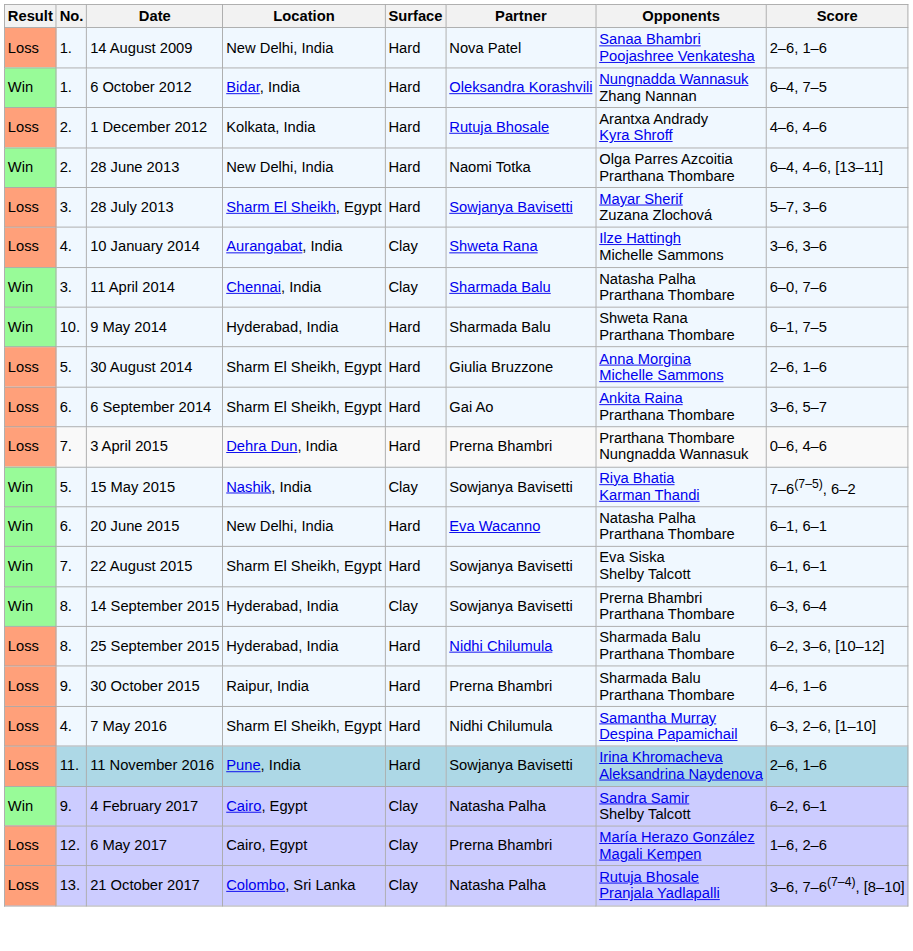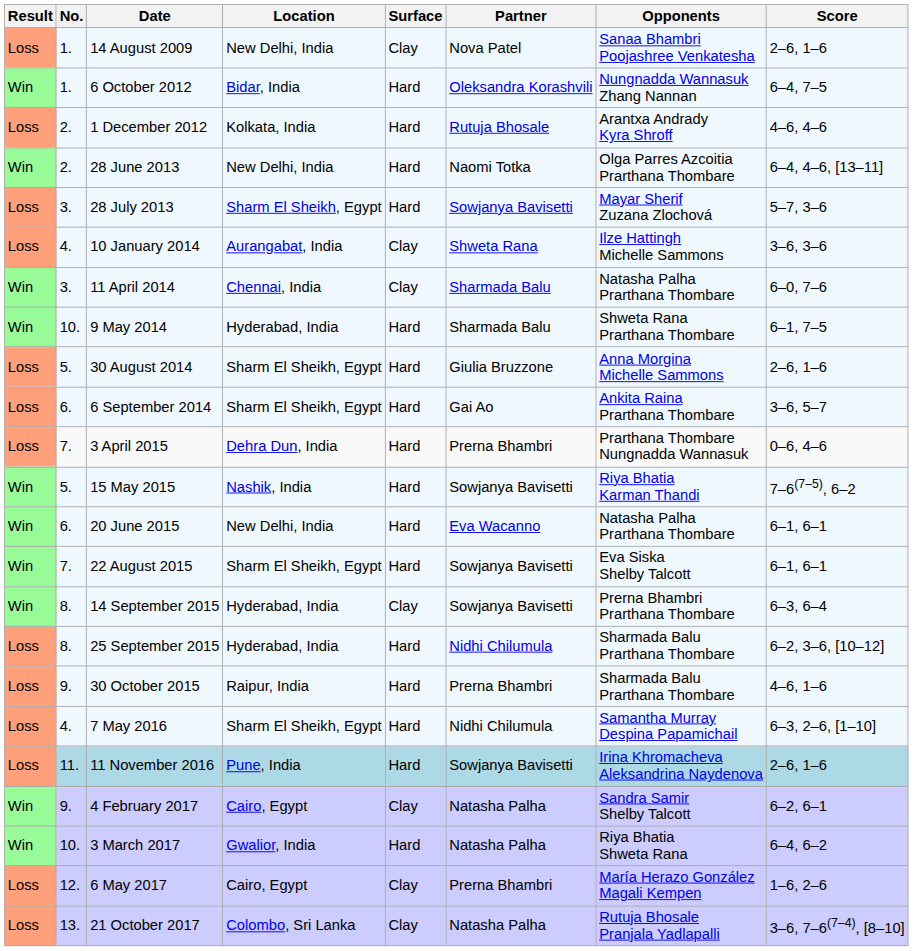(404, 47) Hard -> (403, 47) Clay
(403, 486) Clay -> (404, 486) Hard
+ row: (135, 845)
